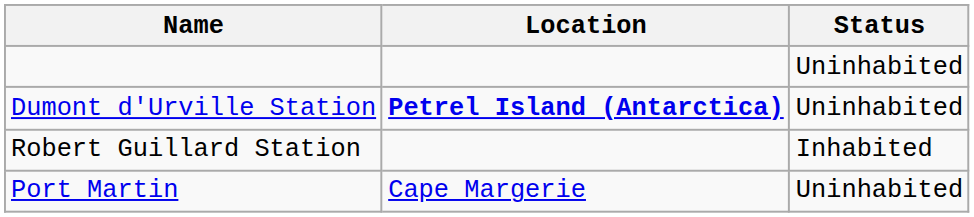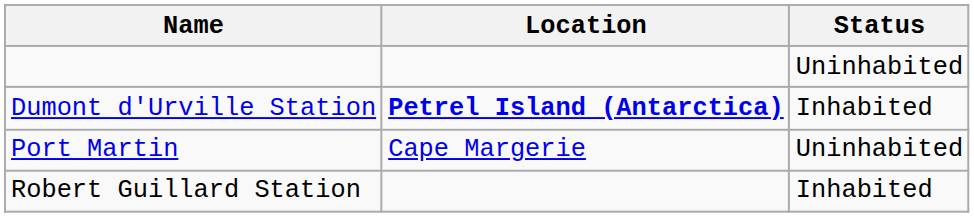(879, 108) Uninhabited -> (864, 108) Inhabited
rows swapped: (95, 191) <-> (186, 150)
